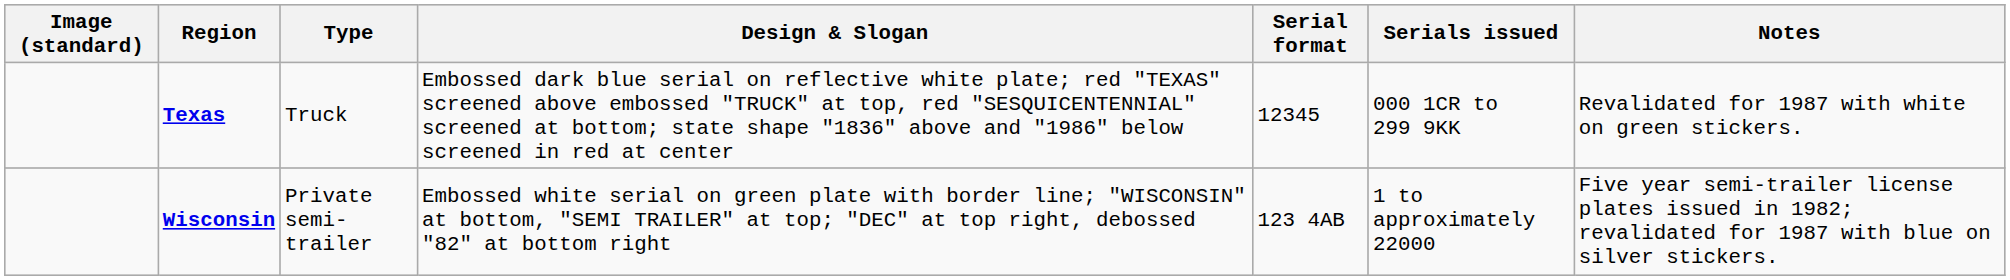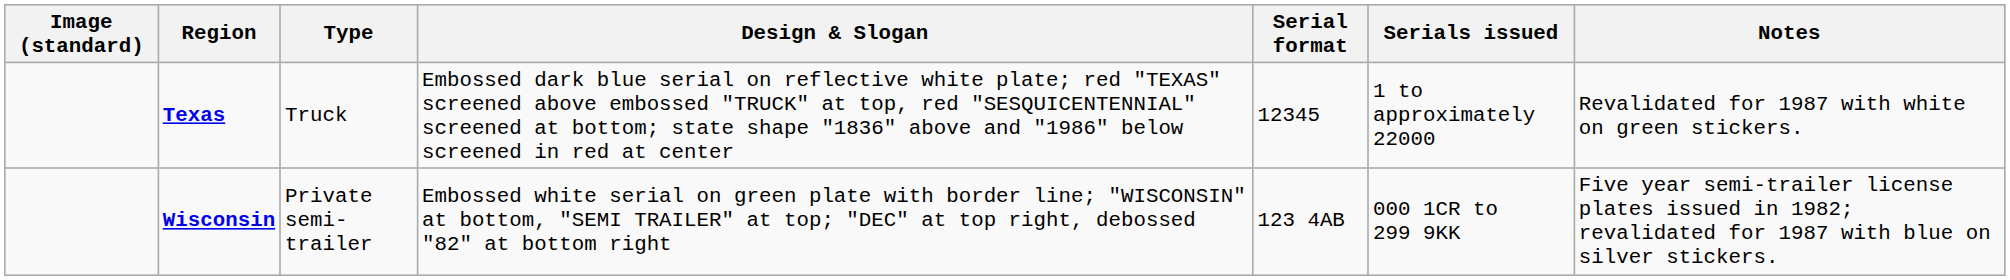(1435, 116) 000 1CR to 299 9KK -> (1454, 116) 1 to approximately 22000
(1454, 222) 1 to approximately 22000 -> (1435, 222) 000 1CR to 299 9KK
